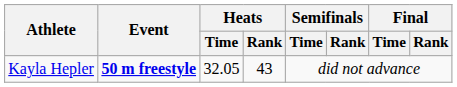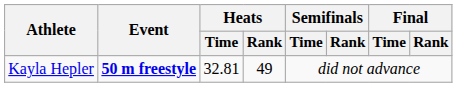(221, 69) 32.05 -> (221, 69) 32.81
(265, 69) 43 -> (265, 69) 49
